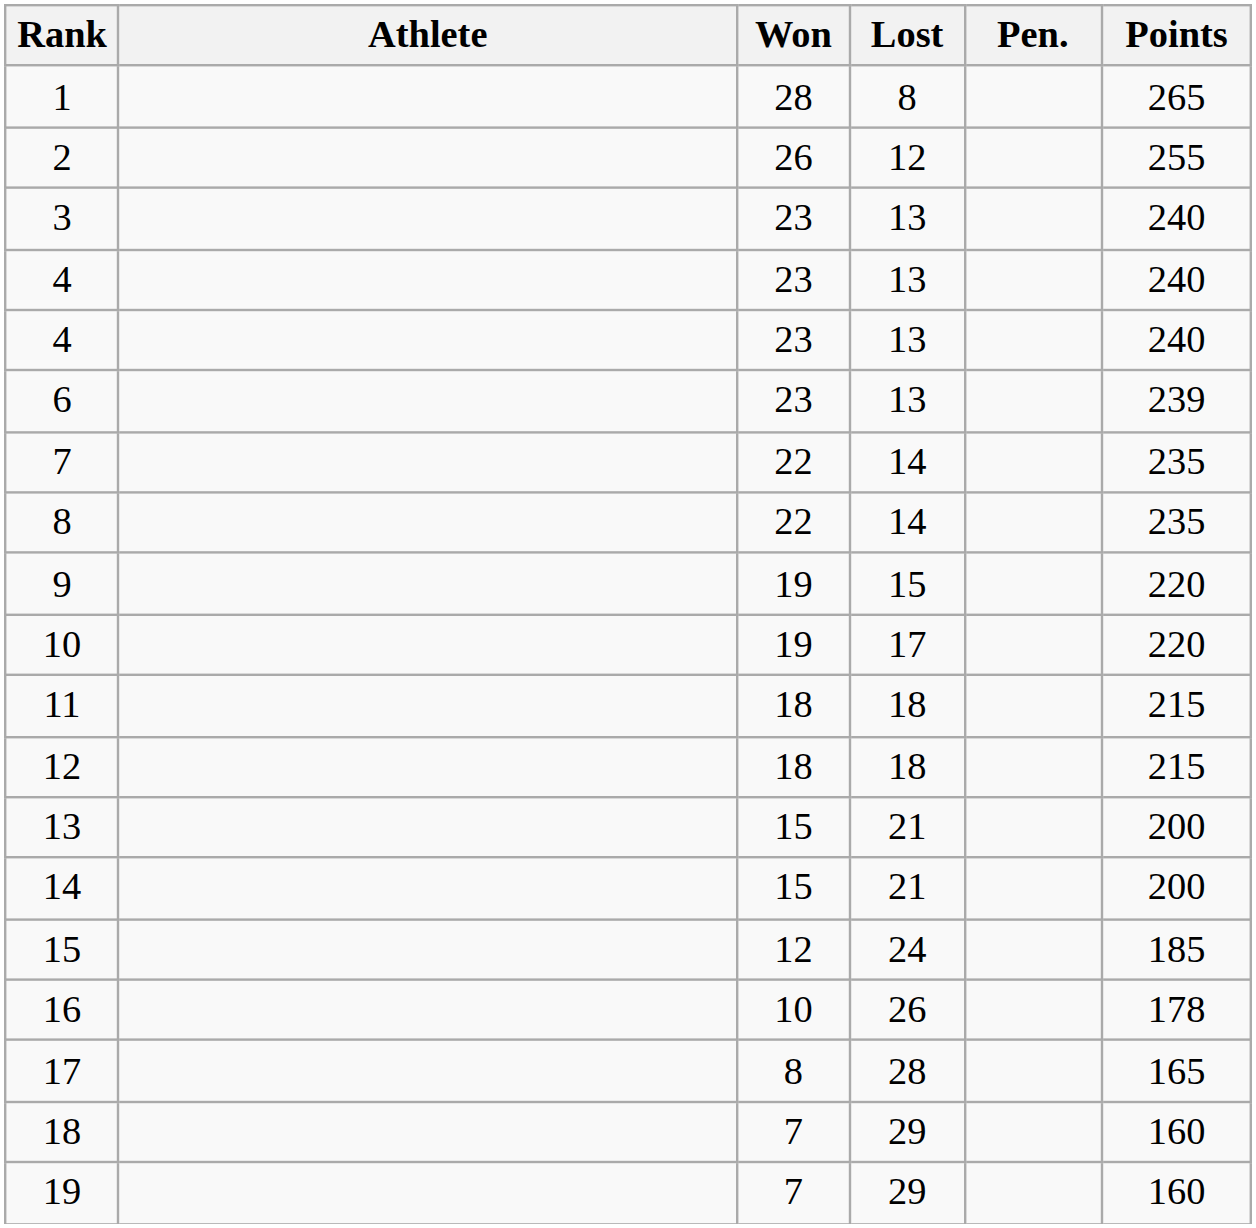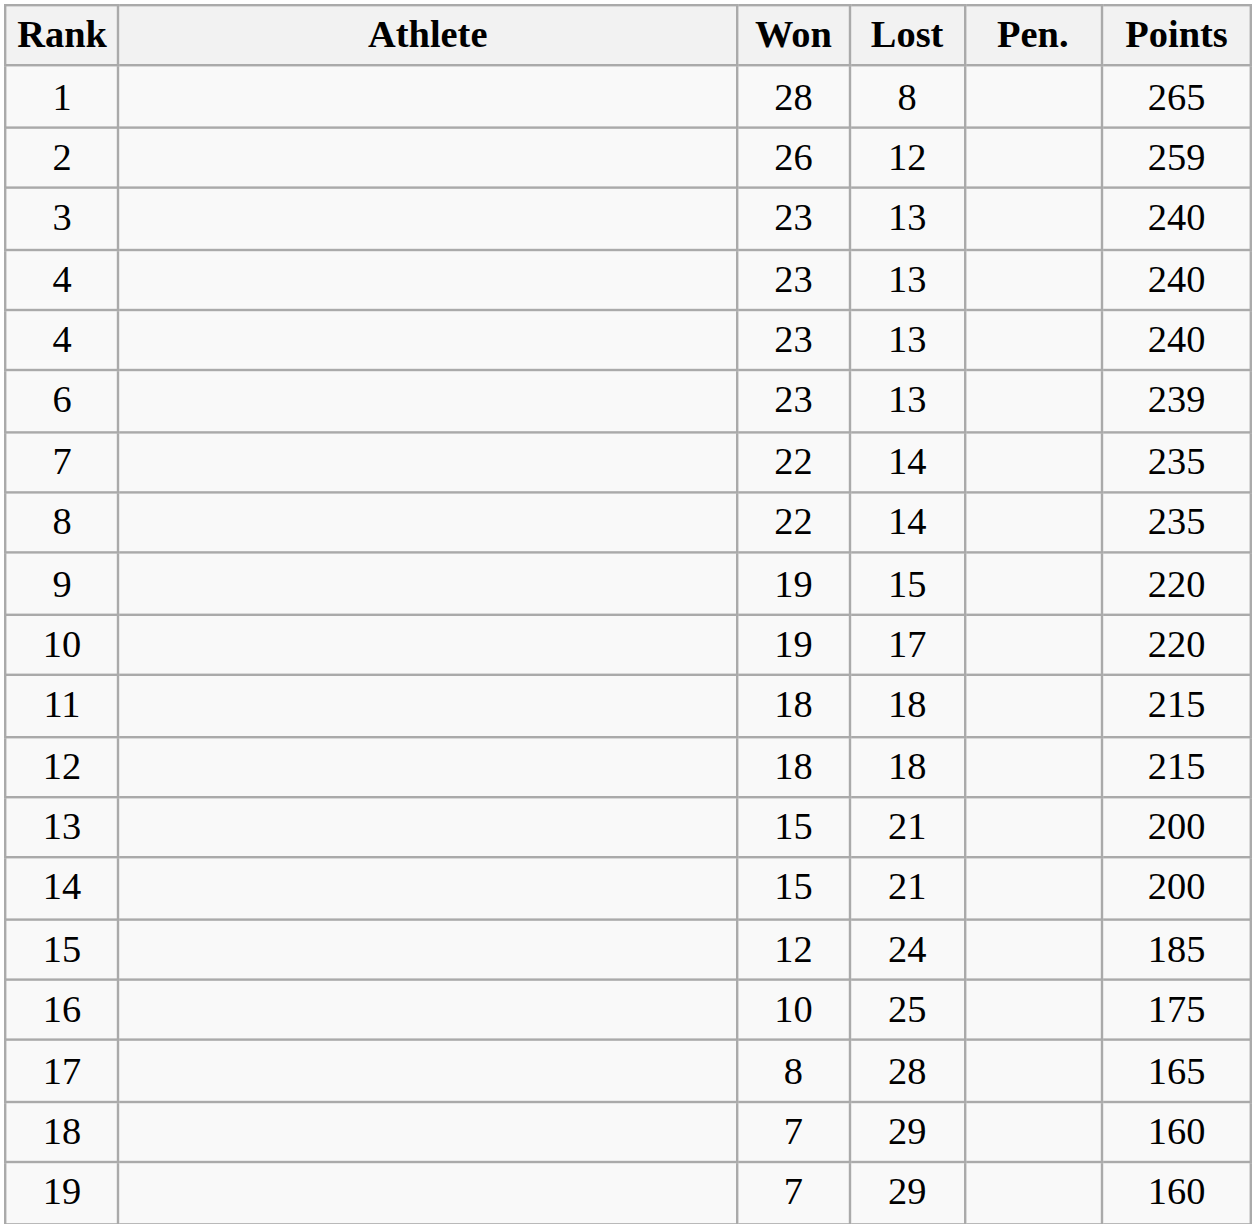(1177, 156) 255 -> (1177, 156) 259
(907, 1009) 26 -> (907, 1009) 25
(1177, 1009) 178 -> (1177, 1009) 175
